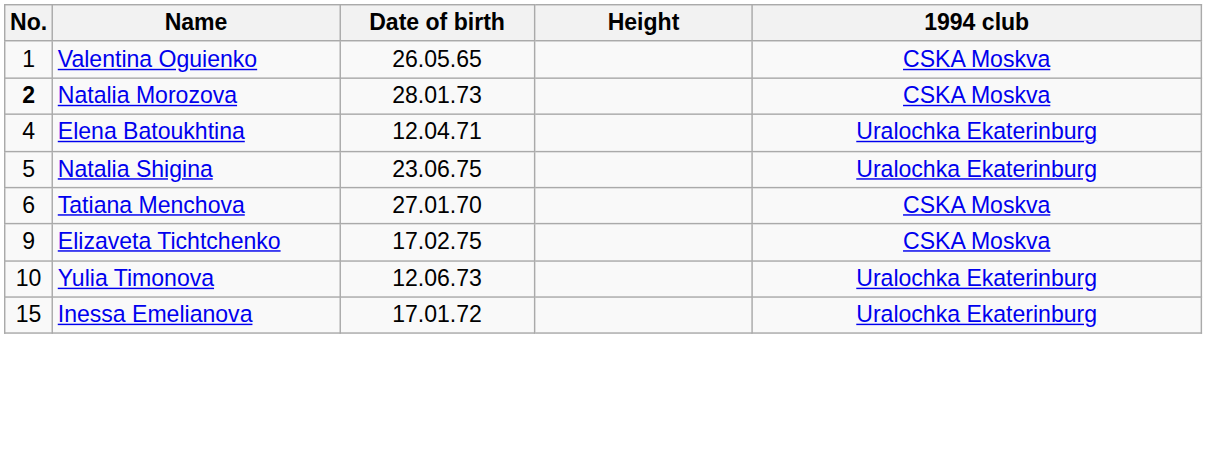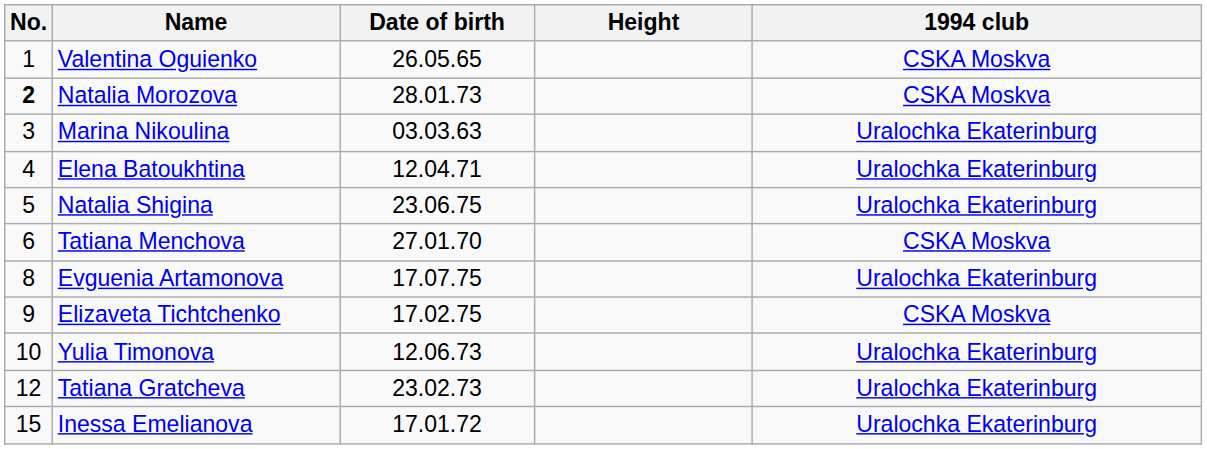+ row: (144, 132)
+ row: (170, 278)
+ row: (151, 388)
